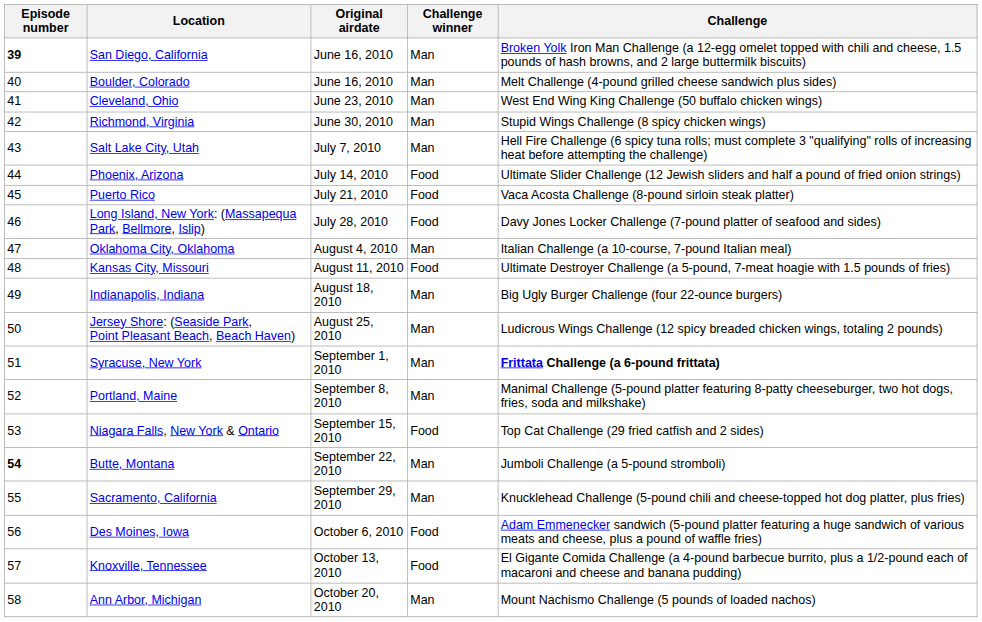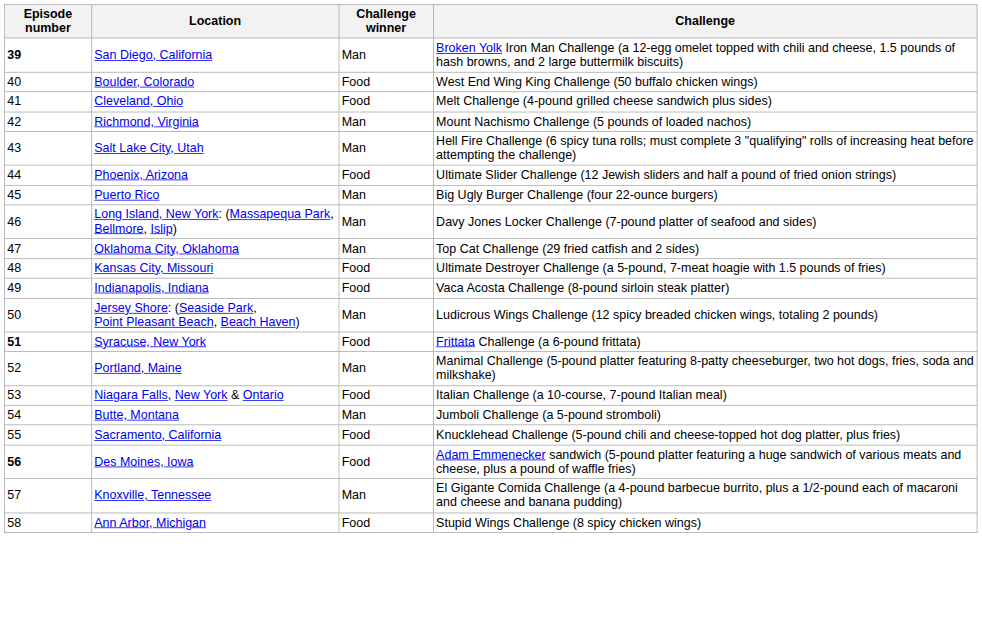- column: (359, 21)
(422, 82) Man -> (356, 82) Food
(669, 82) Melt Challenge (4-pound grilled cheese sandwich plus sides) -> (597, 82) West End Wing King Challenge (50 buffalo chicken wings)
(422, 101) Man -> (356, 101) Food
(661, 101) West End Wing King Challenge (50 buffalo chicken wings) -> (604, 101) Melt Challenge (4-pound grilled cheese sandwich plus sides)
(633, 121) Stupid Wings Challenge (8 spicy chicken wings) -> (594, 121) Mount Nachismo Challenge (5 pounds of loaded nachos)
(425, 195) Food -> (354, 195) Man
(647, 195) Vaca Acosta Challenge (8-pound sirloin steak platter) -> (577, 195) Big Ugly Burger Challenge (four 22-ounce burgers)
(425, 221) Food -> (354, 221) Man
(646, 248) Italian Challenge (a 10-course, 7-pound Italian meal) -> (568, 248) Top Cat Challenge (29 fried catfish and 2 sides)
(422, 295) Man -> (356, 288) Food
(641, 295) Big Ugly Burger Challenge (four 22-ounce burgers) -> (583, 288) Vaca Acosta Challenge (8-pound sirloin steak platter)
(14, 362) normal -> (14, 341) bold
(422, 362) Man -> (356, 341) Food
(610, 362) bold -> (538, 341) normal
(632, 430) Top Cat Challenge (29 fried catfish and 2 sides) -> (581, 395) Italian Challenge (a 10-course, 7-pound Italian meal)
(14, 464) bold -> (14, 415) normal
(422, 498) Man -> (356, 435) Food
(14, 532) normal -> (14, 461) bold
(425, 565) Food -> (354, 495) Man
(422, 599) Man -> (356, 522) Food
(658, 599) Mount Nachismo Challenge (5 pounds of loaded nachos) -> (569, 522) Stupid Wings Challenge (8 spicy chicken wings)
